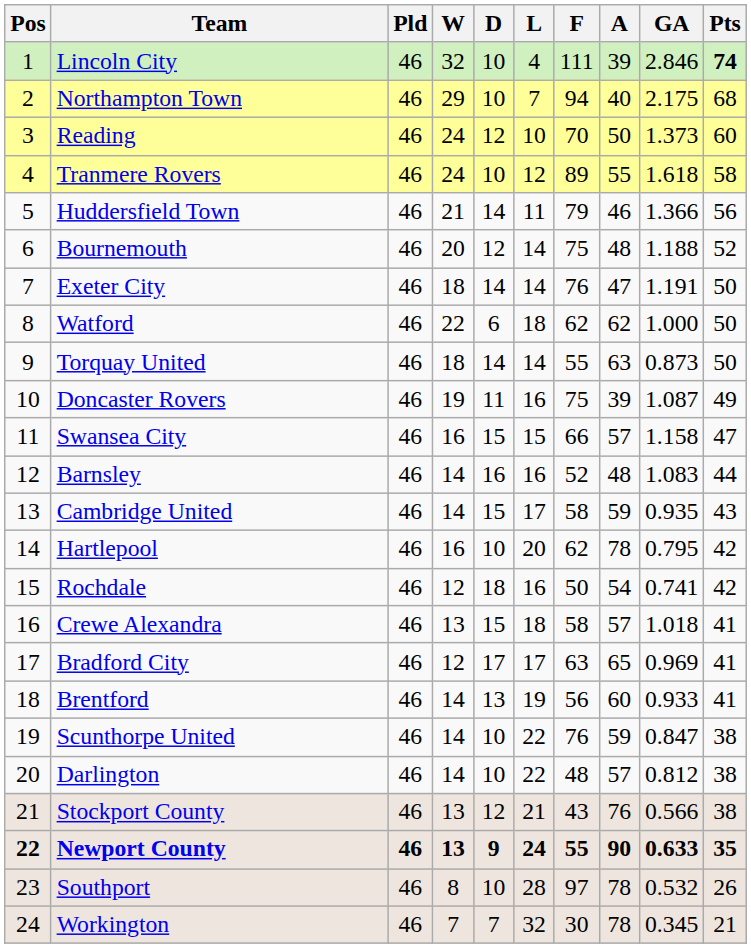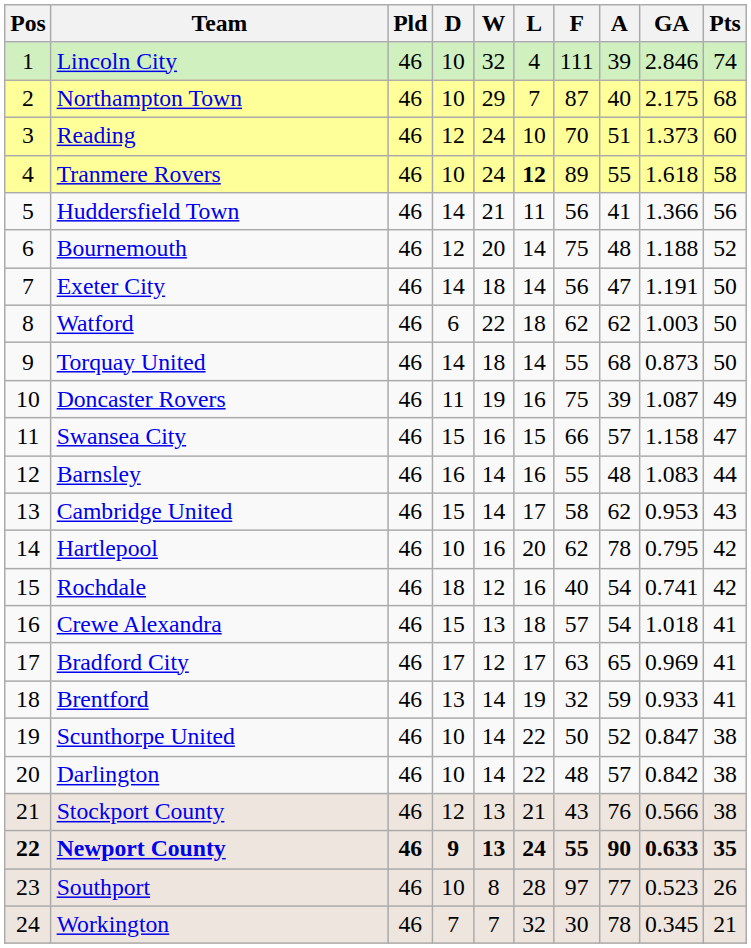columns swapped: (453, 23) <-> (494, 23)
(725, 60) bold -> (725, 60) normal
(577, 98) 94 -> (577, 98) 87
(619, 135) 50 -> (619, 135) 51
(534, 173) normal -> (534, 173) bold
(577, 211) 79 -> (577, 211) 56
(619, 211) 46 -> (619, 211) 41
(577, 286) 76 -> (577, 286) 56
(672, 323) 1.000 -> (672, 323) 1.003
(619, 361) 63 -> (619, 361) 68
(577, 473) 52 -> (577, 473) 55
(619, 511) 59 -> (619, 511) 62
(672, 511) 0.935 -> (672, 511) 0.953
(577, 586) 50 -> (577, 586) 40
(577, 624) 58 -> (577, 624) 57
(619, 624) 57 -> (619, 624) 54
(577, 699) 56 -> (577, 699) 32
(619, 699) 60 -> (619, 699) 59
(577, 736) 76 -> (577, 736) 50
(619, 736) 59 -> (619, 736) 52
(672, 774) 0.812 -> (672, 774) 0.842
(619, 887) 78 -> (619, 887) 77
(672, 887) 0.532 -> (672, 887) 0.523
